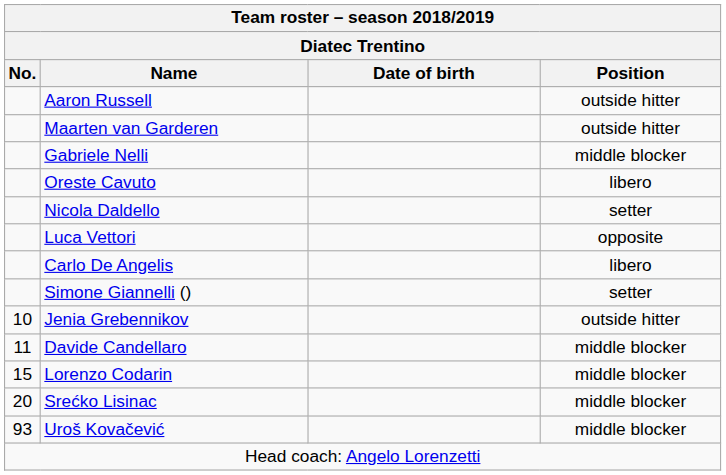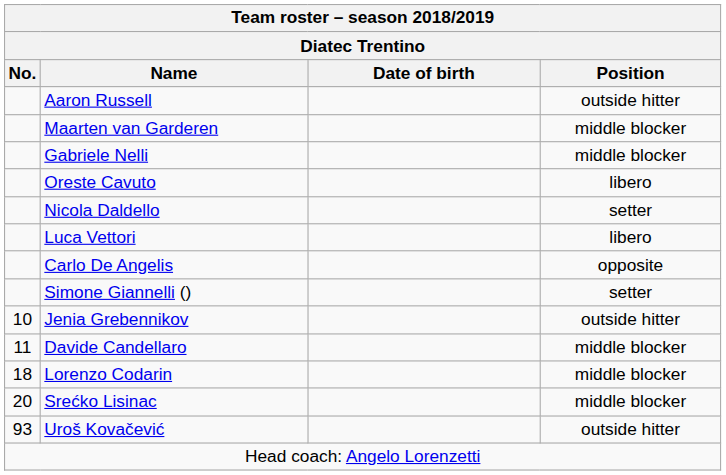(630, 127) outside hitter -> (631, 127) middle blocker
(631, 237) opposite -> (630, 237) libero
(630, 264) libero -> (631, 264) opposite
(22, 374) 15 -> (22, 374) 18
(631, 429) middle blocker -> (630, 429) outside hitter
